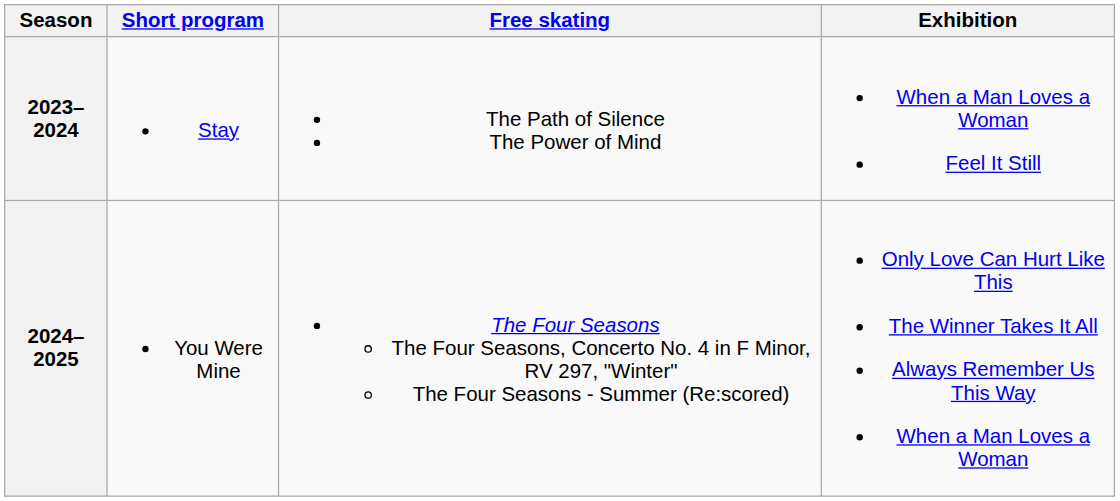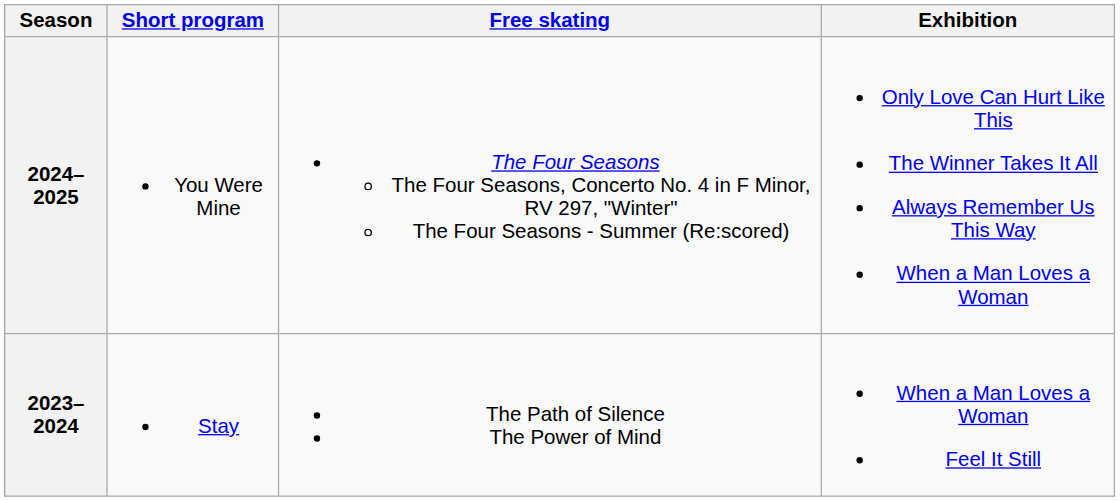rows swapped: (56, 348) <-> (56, 118)
